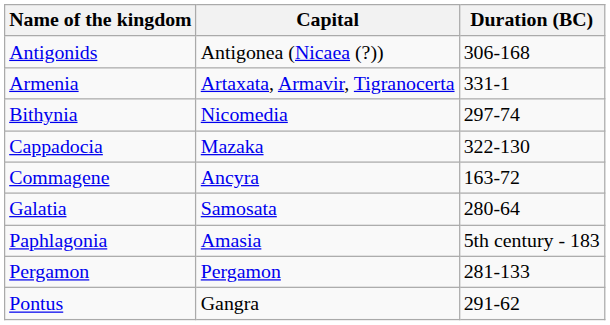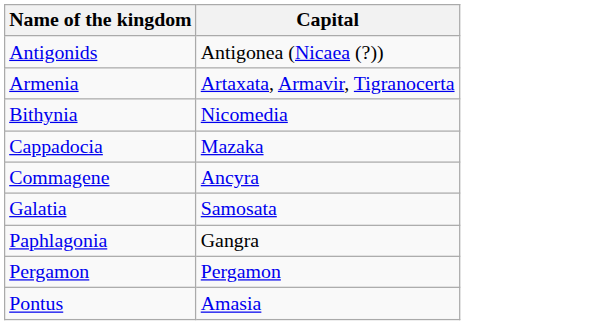- column: (532, 20)
(231, 240) Amasia -> (230, 240) Gangra
(230, 303) Gangra -> (231, 303) Amasia
